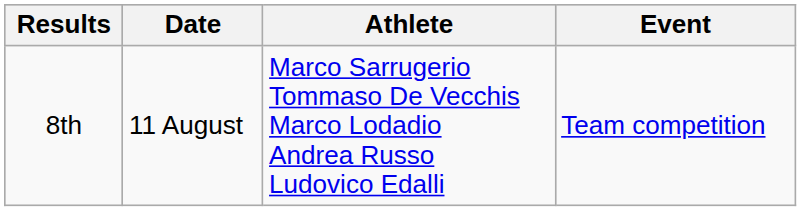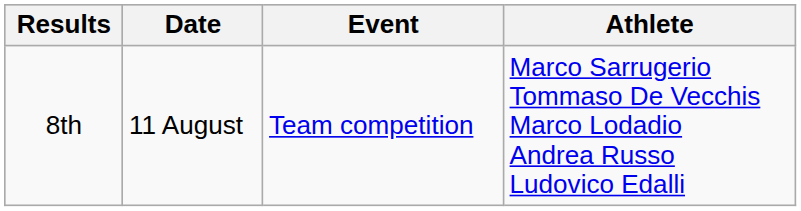columns swapped: (675, 25) <-> (409, 25)
